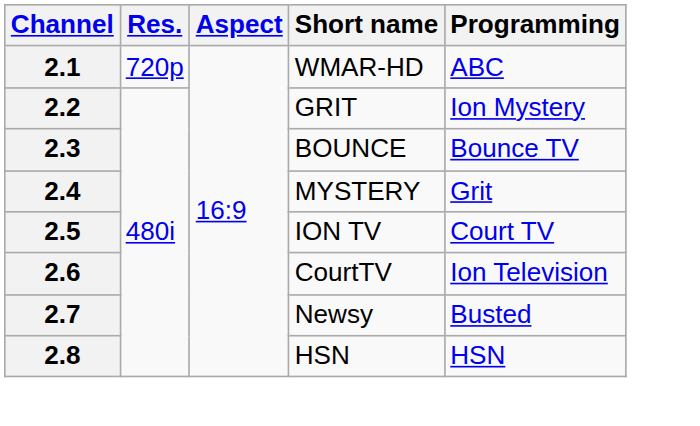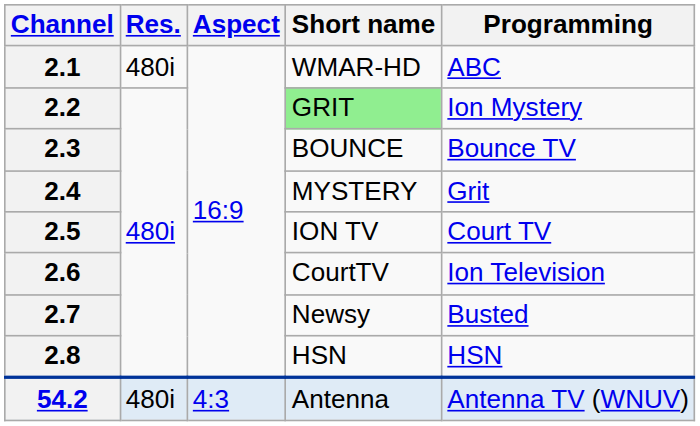(155, 66) 720p -> (150, 66) 480i
(326, 107) no background -> (323, 107) lightgreen background
+ row: (62, 399)
